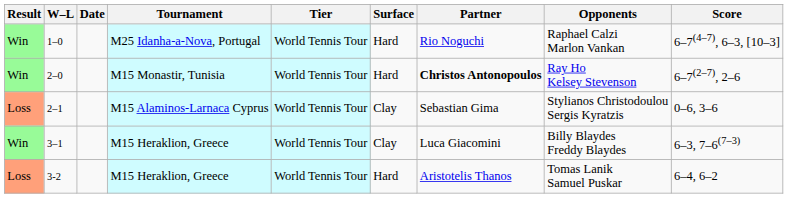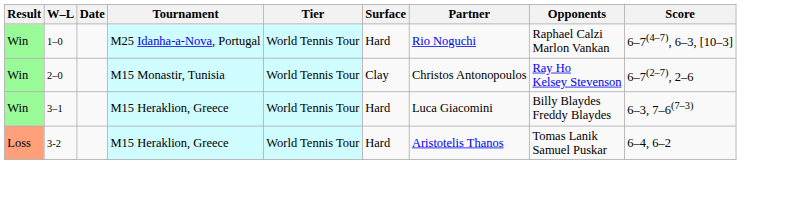(386, 75) Hard -> (377, 75) Clay
(481, 75) bold -> (469, 75) normal
- row: (55, 109)
(385, 142) Clay -> (378, 108) Hard
